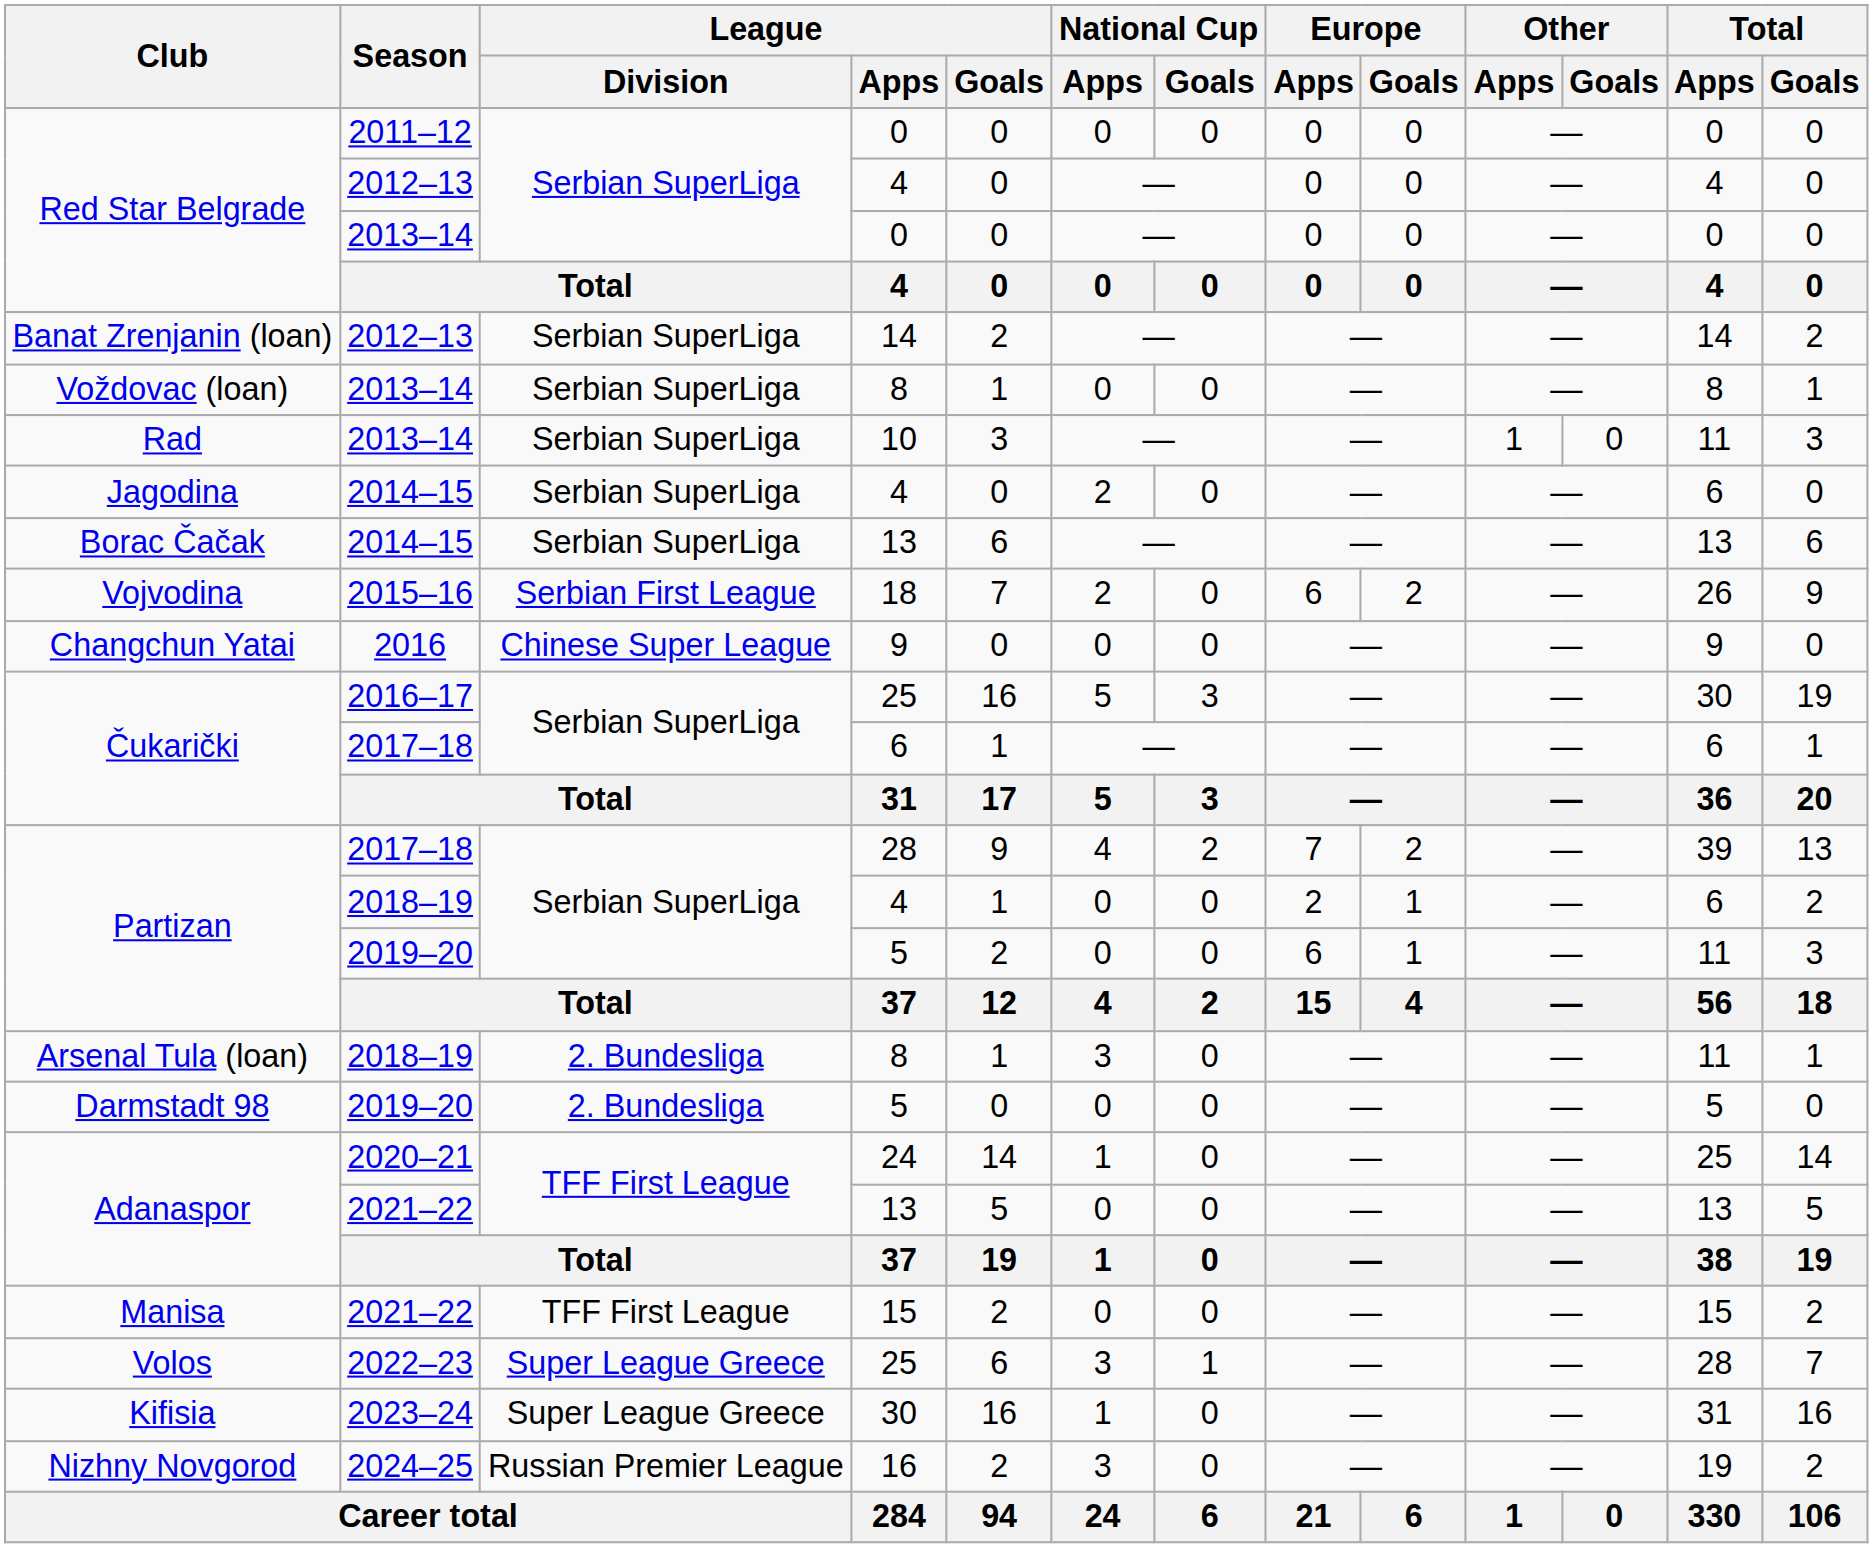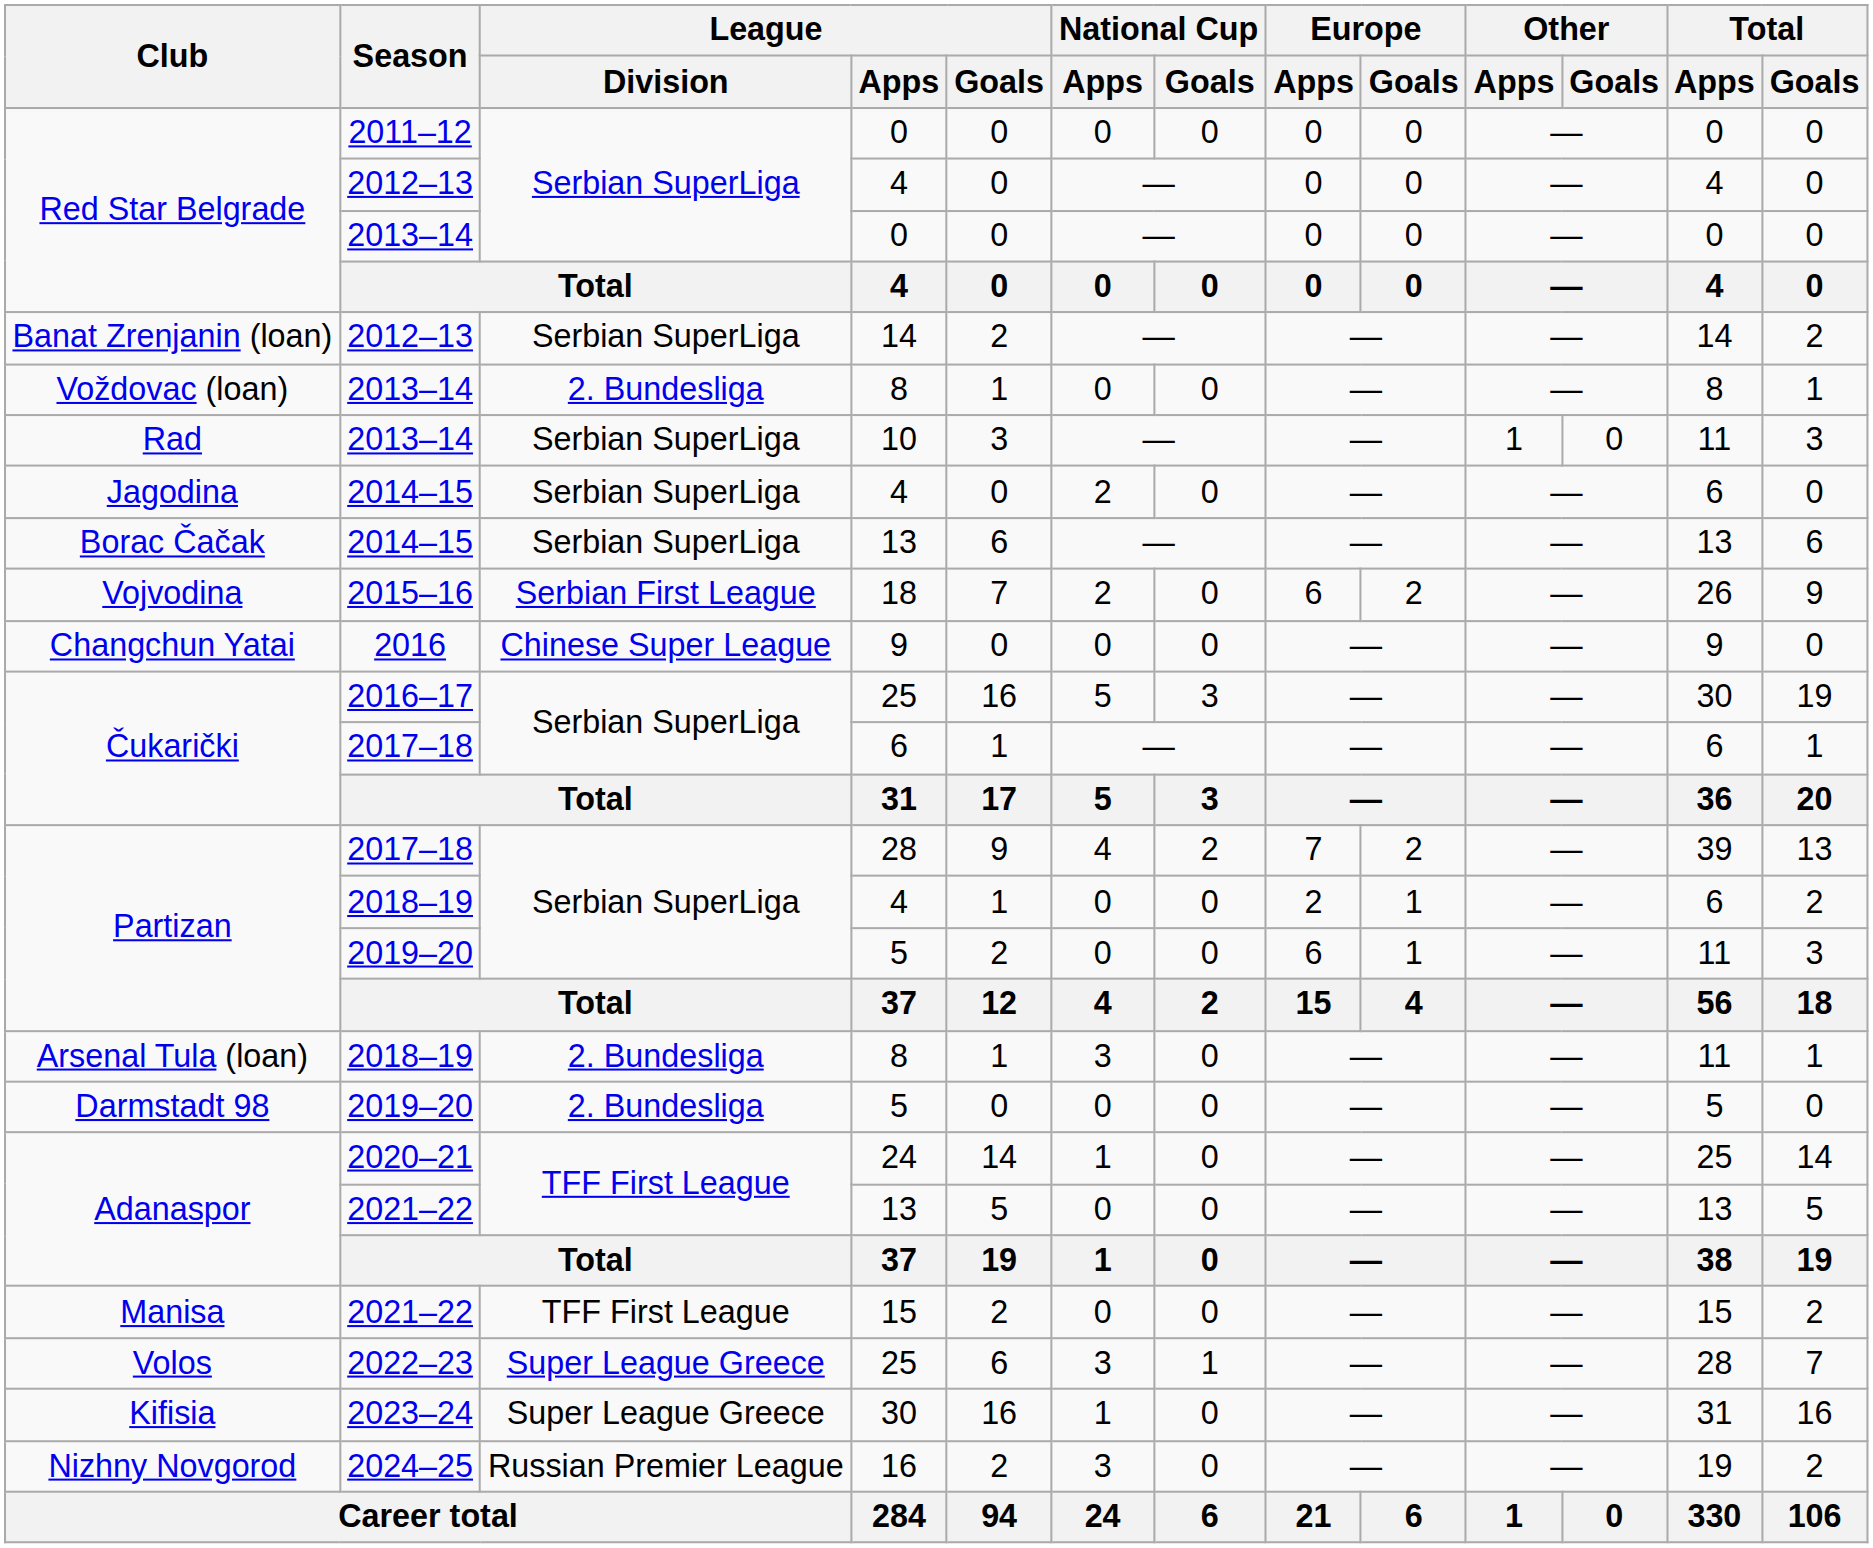(666, 388) Serbian SuperLiga -> (666, 388) 2. Bundesliga
